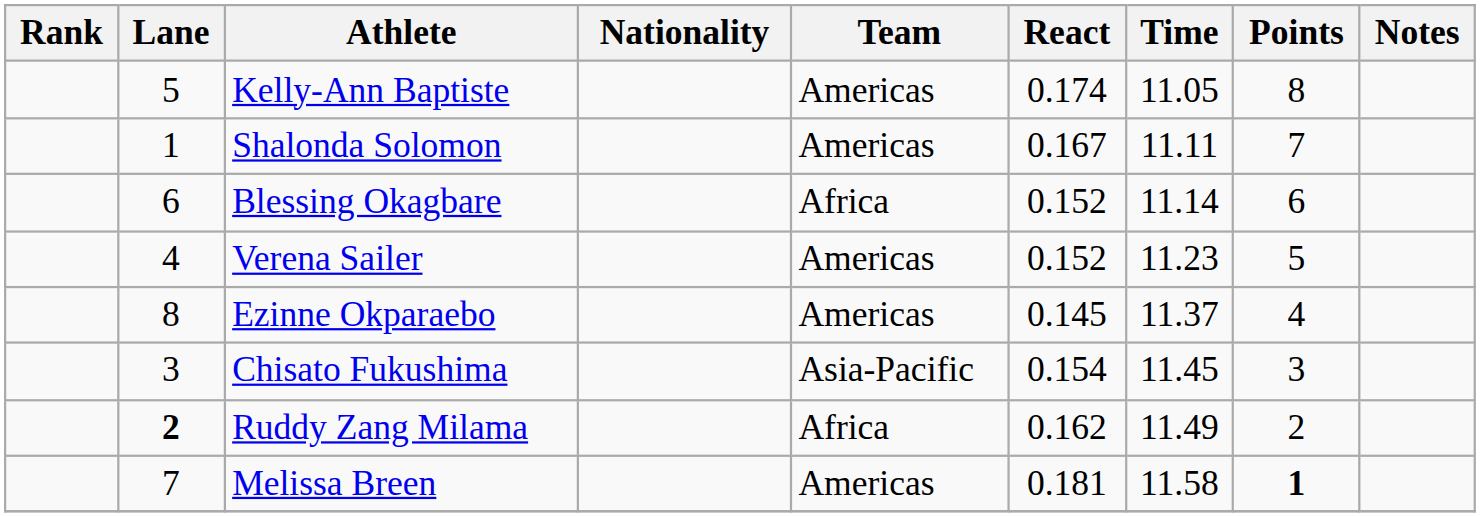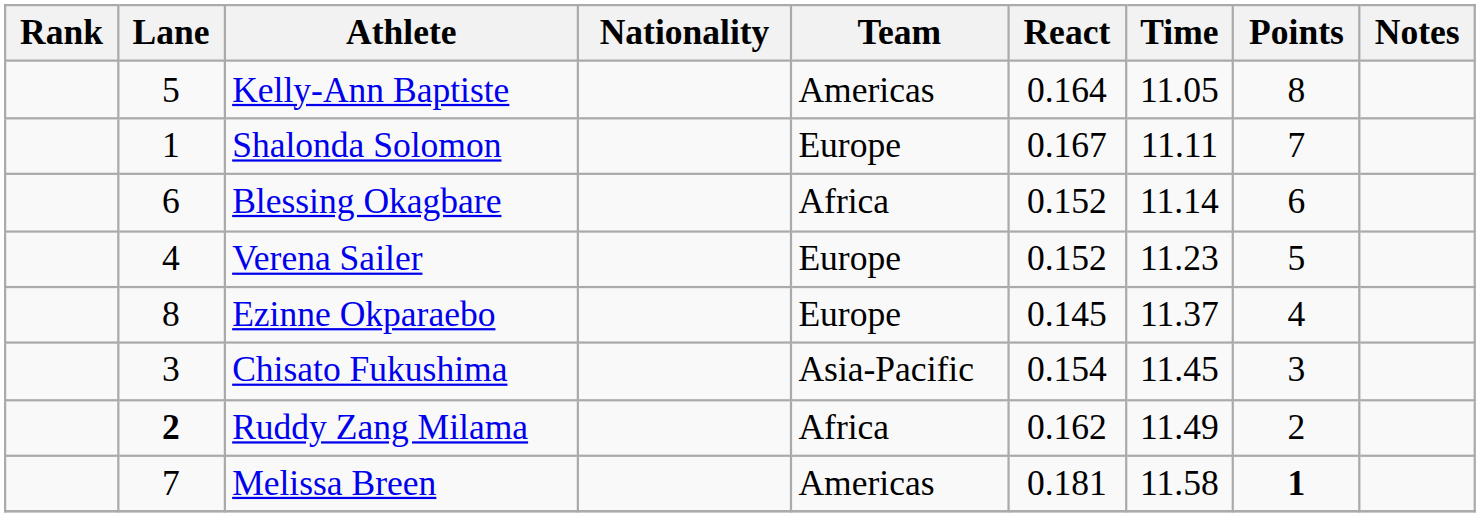(1067, 88) 0.174 -> (1067, 88) 0.164
(866, 145) Americas -> (850, 145) Europe
(866, 257) Americas -> (850, 257) Europe
(866, 314) Americas -> (850, 314) Europe
